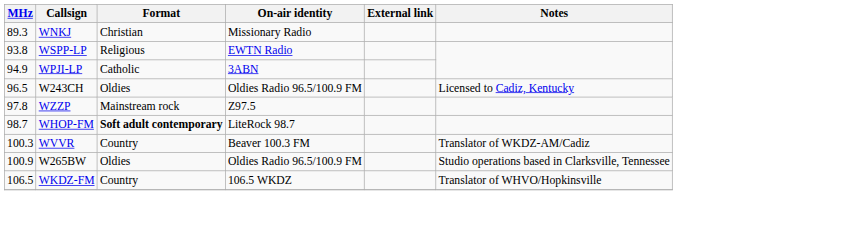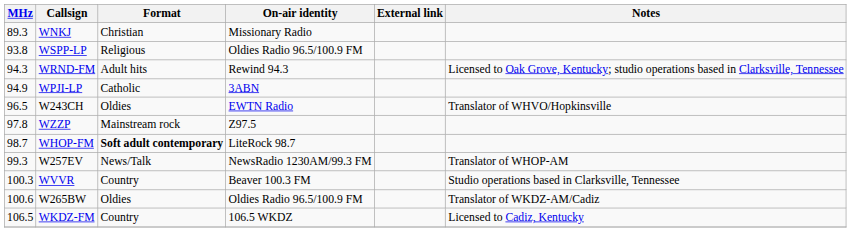(260, 50) EWTN Radio -> (296, 50) Oldies Radio 96.5/100.9 FM
+ row: (67, 69)
(295, 87) Oldies Radio 96.5/100.9 FM -> (261, 106) EWTN Radio
(506, 87) Licensed to Cadiz, Kentucky -> (530, 106) Translator of WHVO/Hopkinsville
+ row: (61, 161)
(514, 143) Translator of WKDZ-AM/Cadiz -> (564, 180) Studio operations based in Clarksville, Tennessee
(20, 161) 100.9 -> (20, 198) 100.6
(554, 161) Studio operations based in Clarksville, Tennessee -> (524, 198) Translator of WKDZ-AM/Cadiz
(520, 180) Translator of WHVO/Hopkinsville -> (516, 217) Licensed to Cadiz, Kentucky
